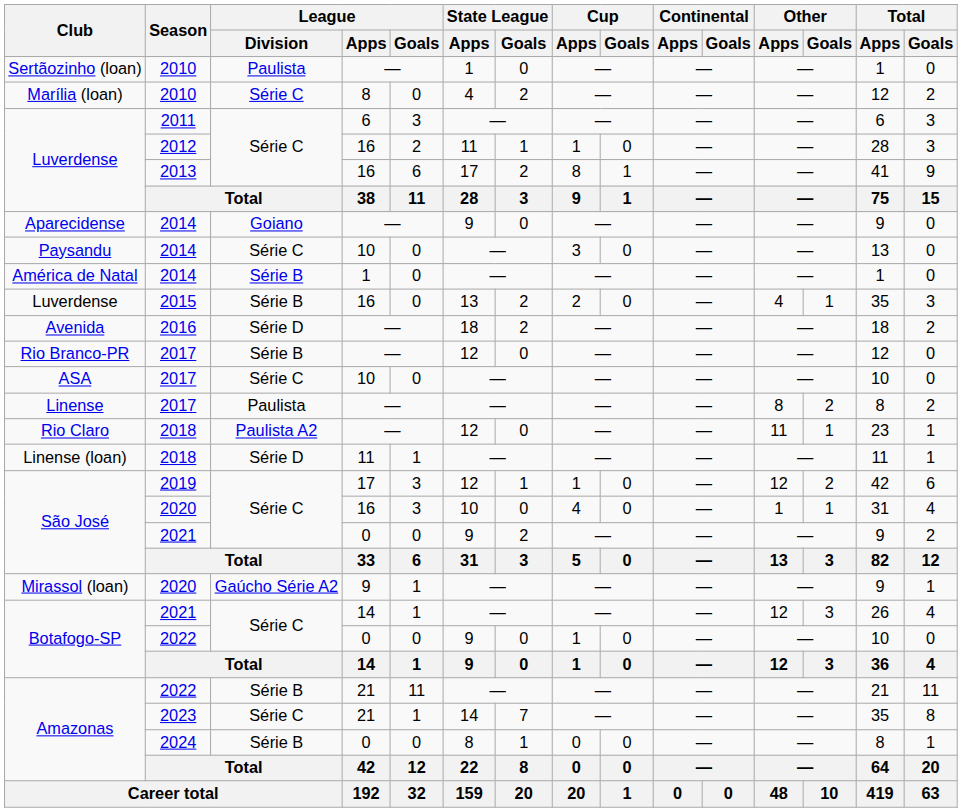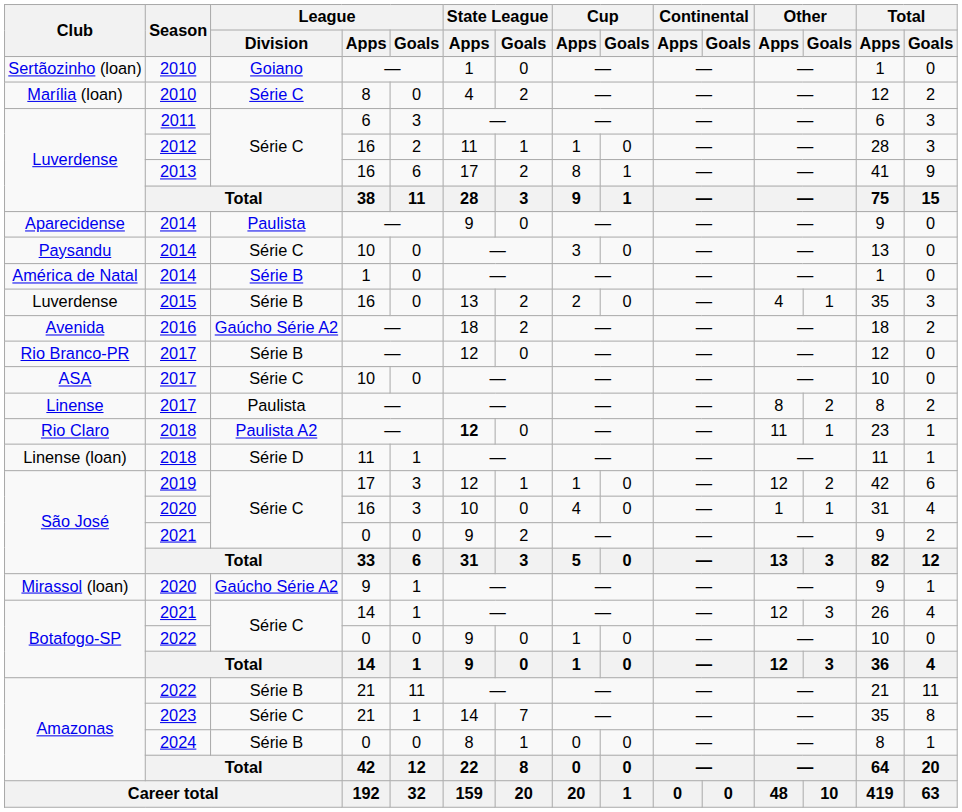(276, 69) Paulista -> (276, 69) Goiano
(276, 224) Goiano -> (276, 224) Paulista
(276, 328) Série D -> (276, 328) Gaúcho Série A2
(469, 431) normal -> (469, 431) bold
